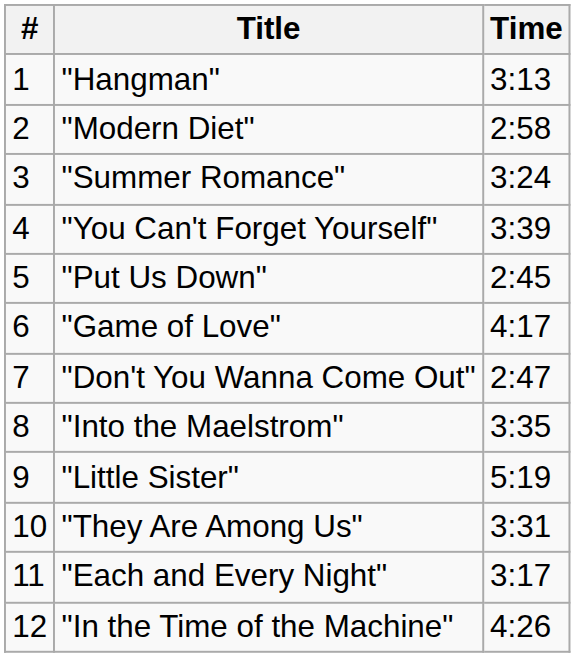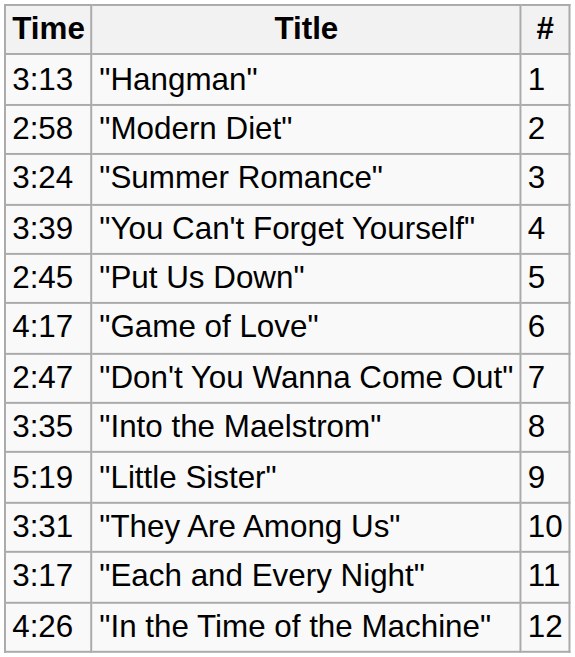columns swapped: (30, 29) <-> (526, 29)
